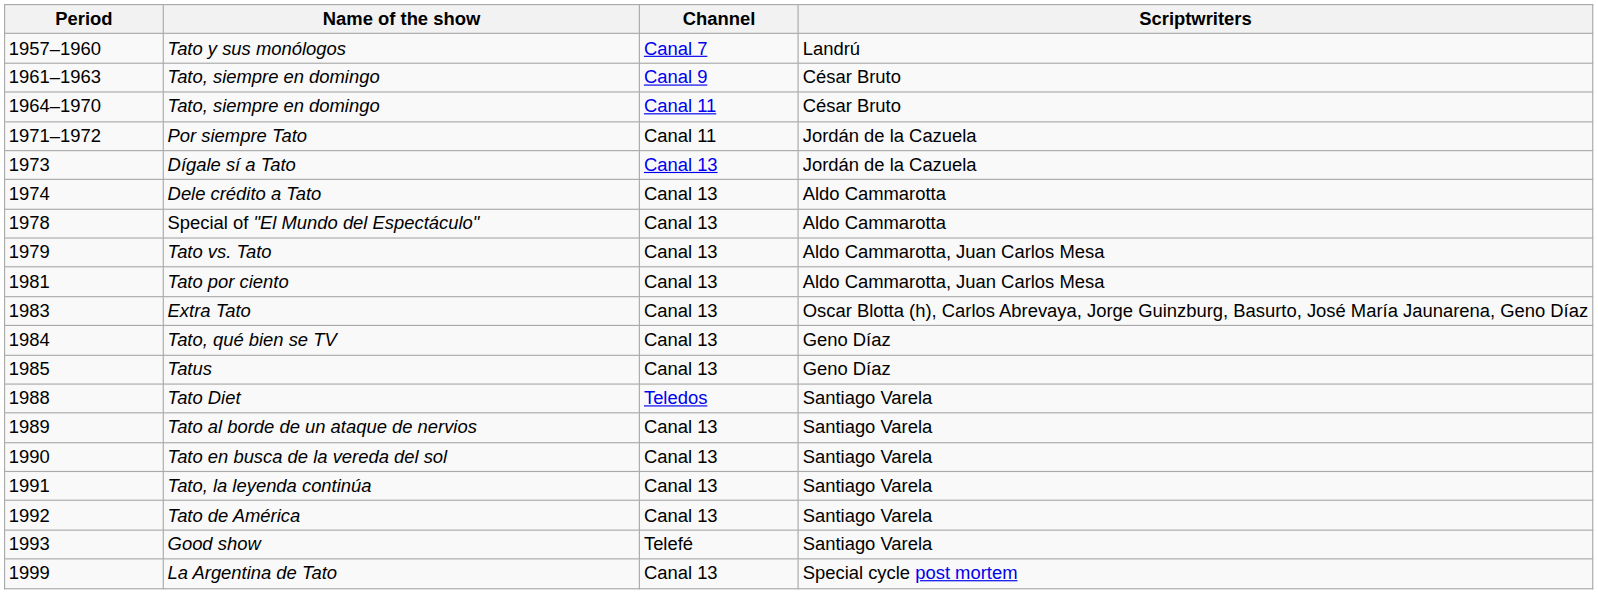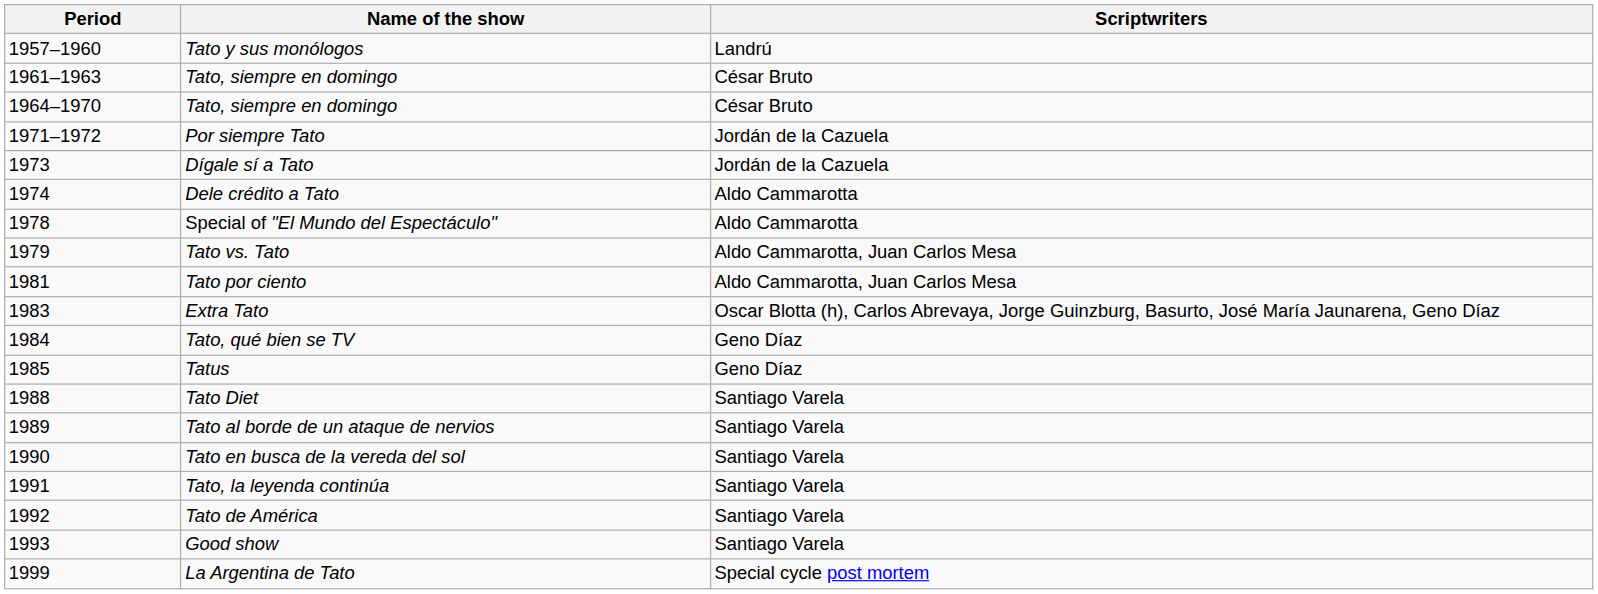- column: (719, 19)
